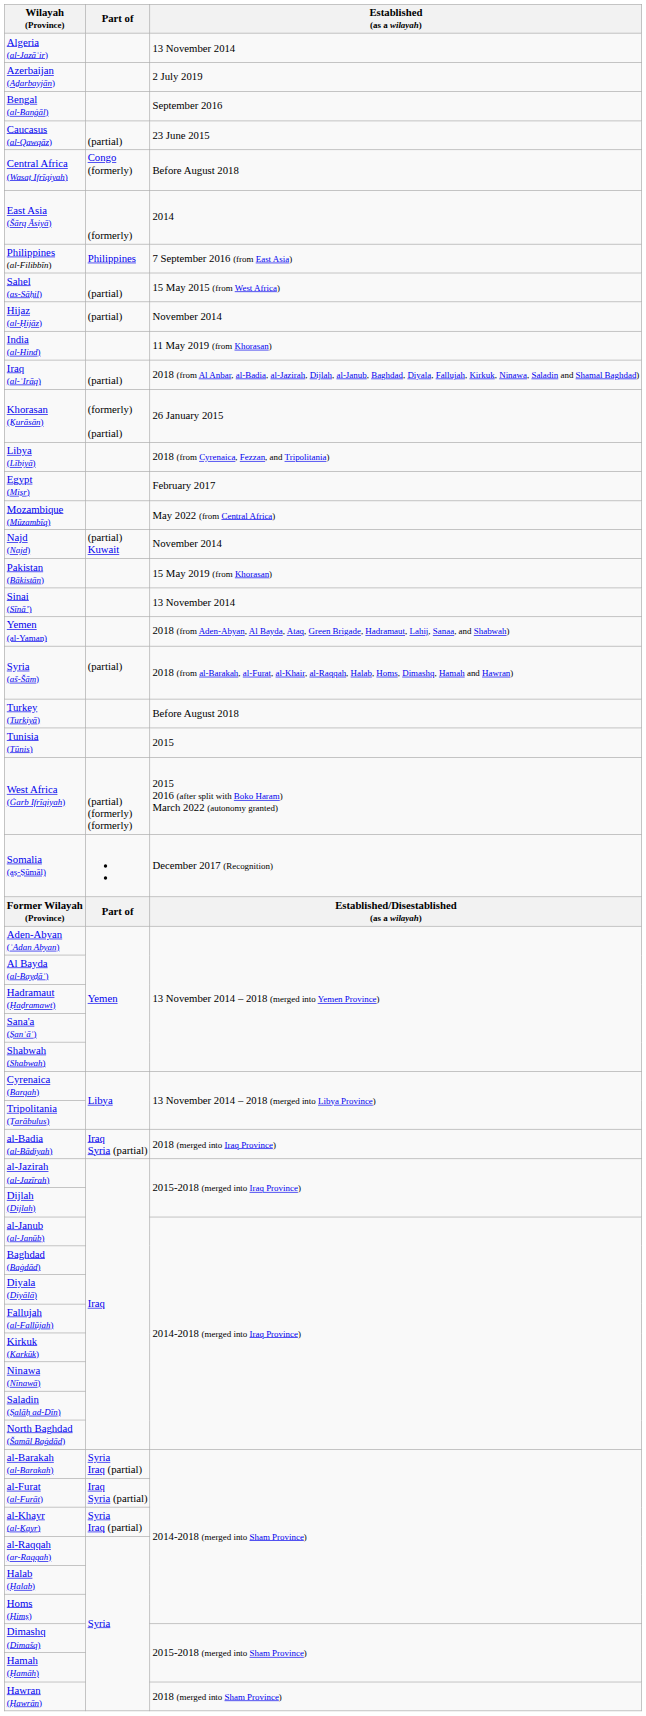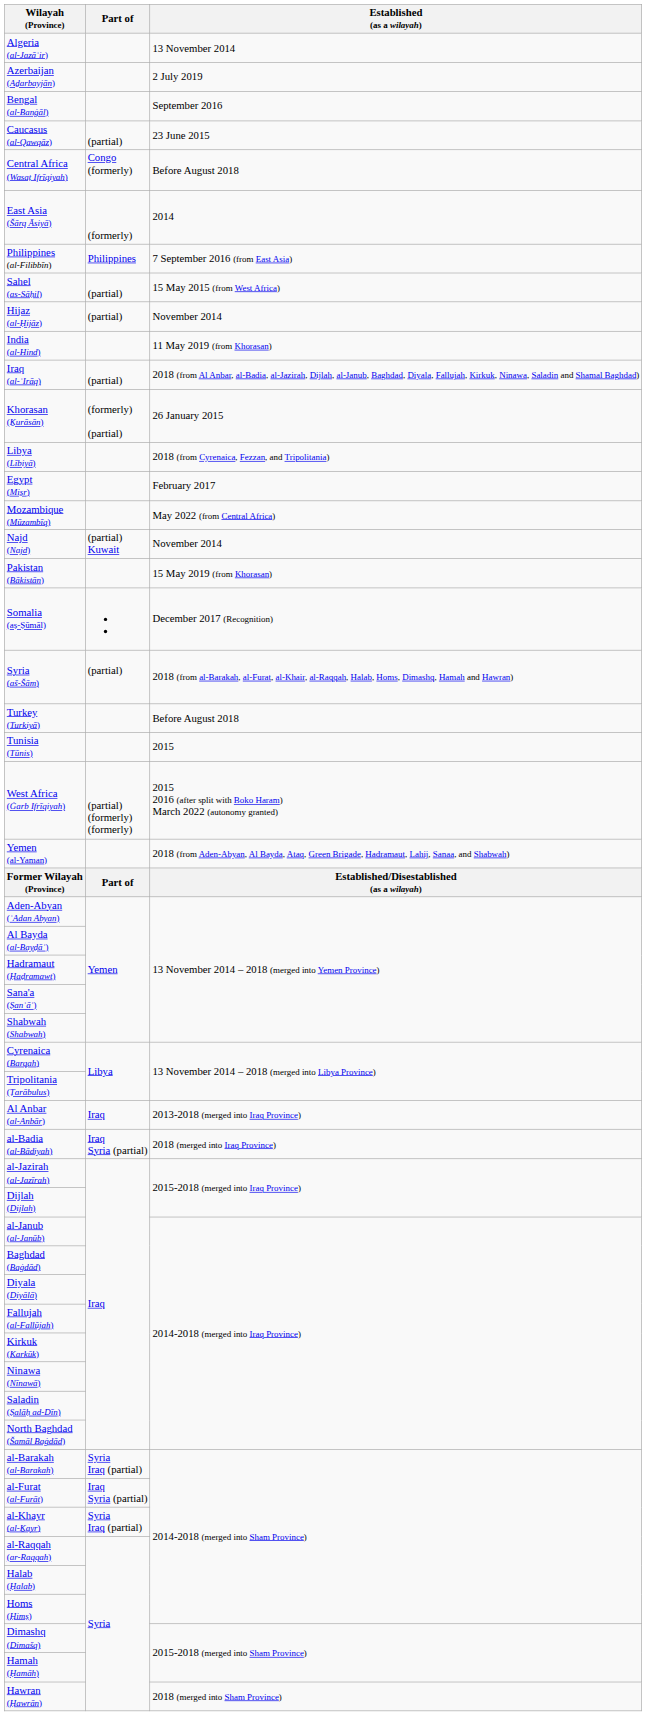- row: (19, 602)
rows swapped: (26, 865) <-> (27, 631)
+ row: (27, 1115)
